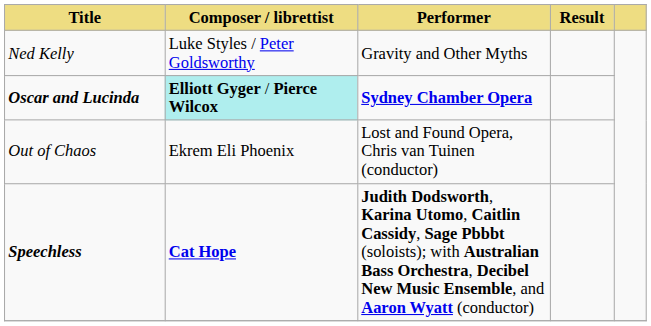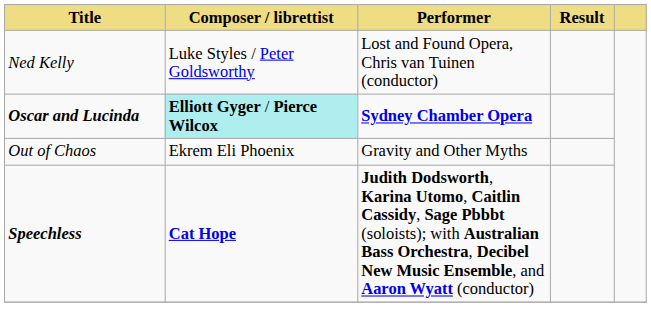(444, 52) Gravity and Other Myths -> (437, 62) Lost and Found Opera, Chris van Tuinen (conductor)
(437, 151) Lost and Found Opera, Chris van Tuinen (conductor) -> (444, 151) Gravity and Other Myths
